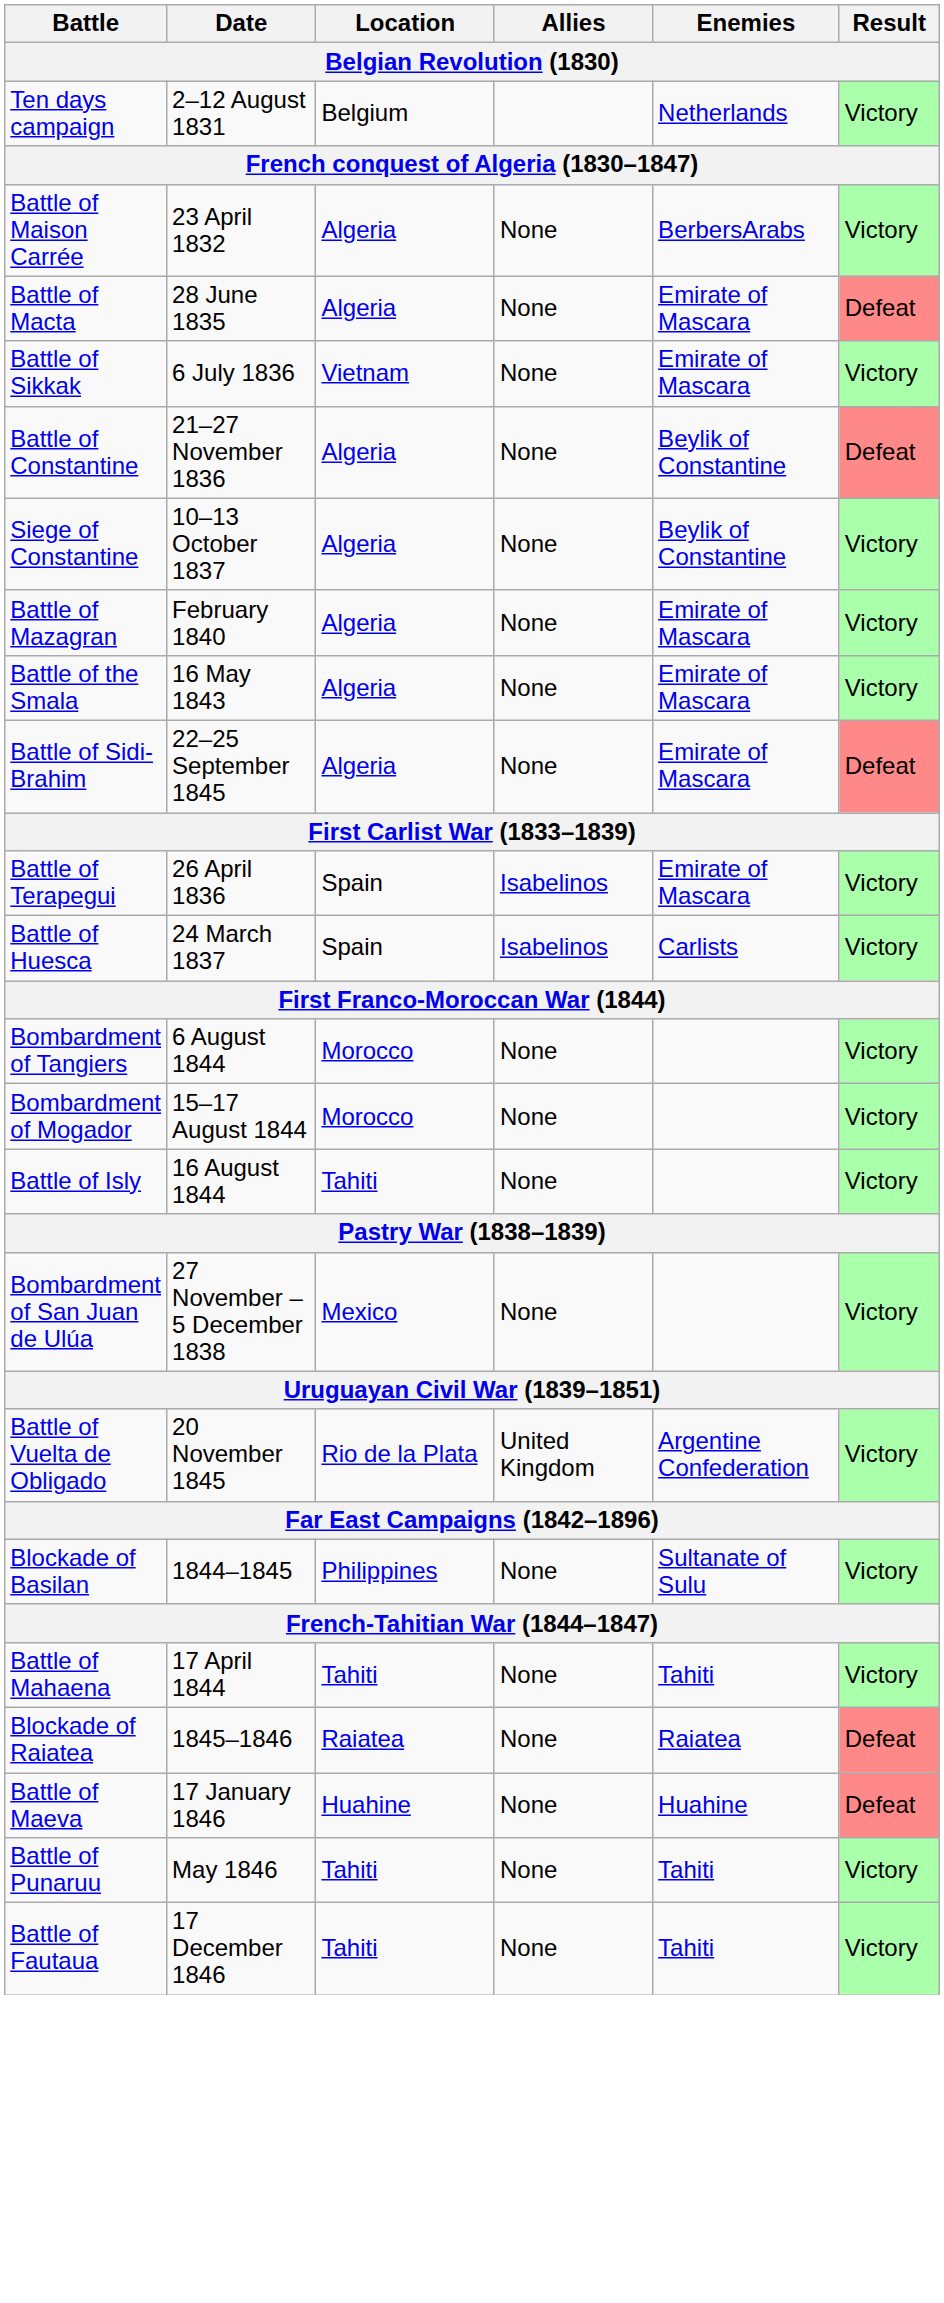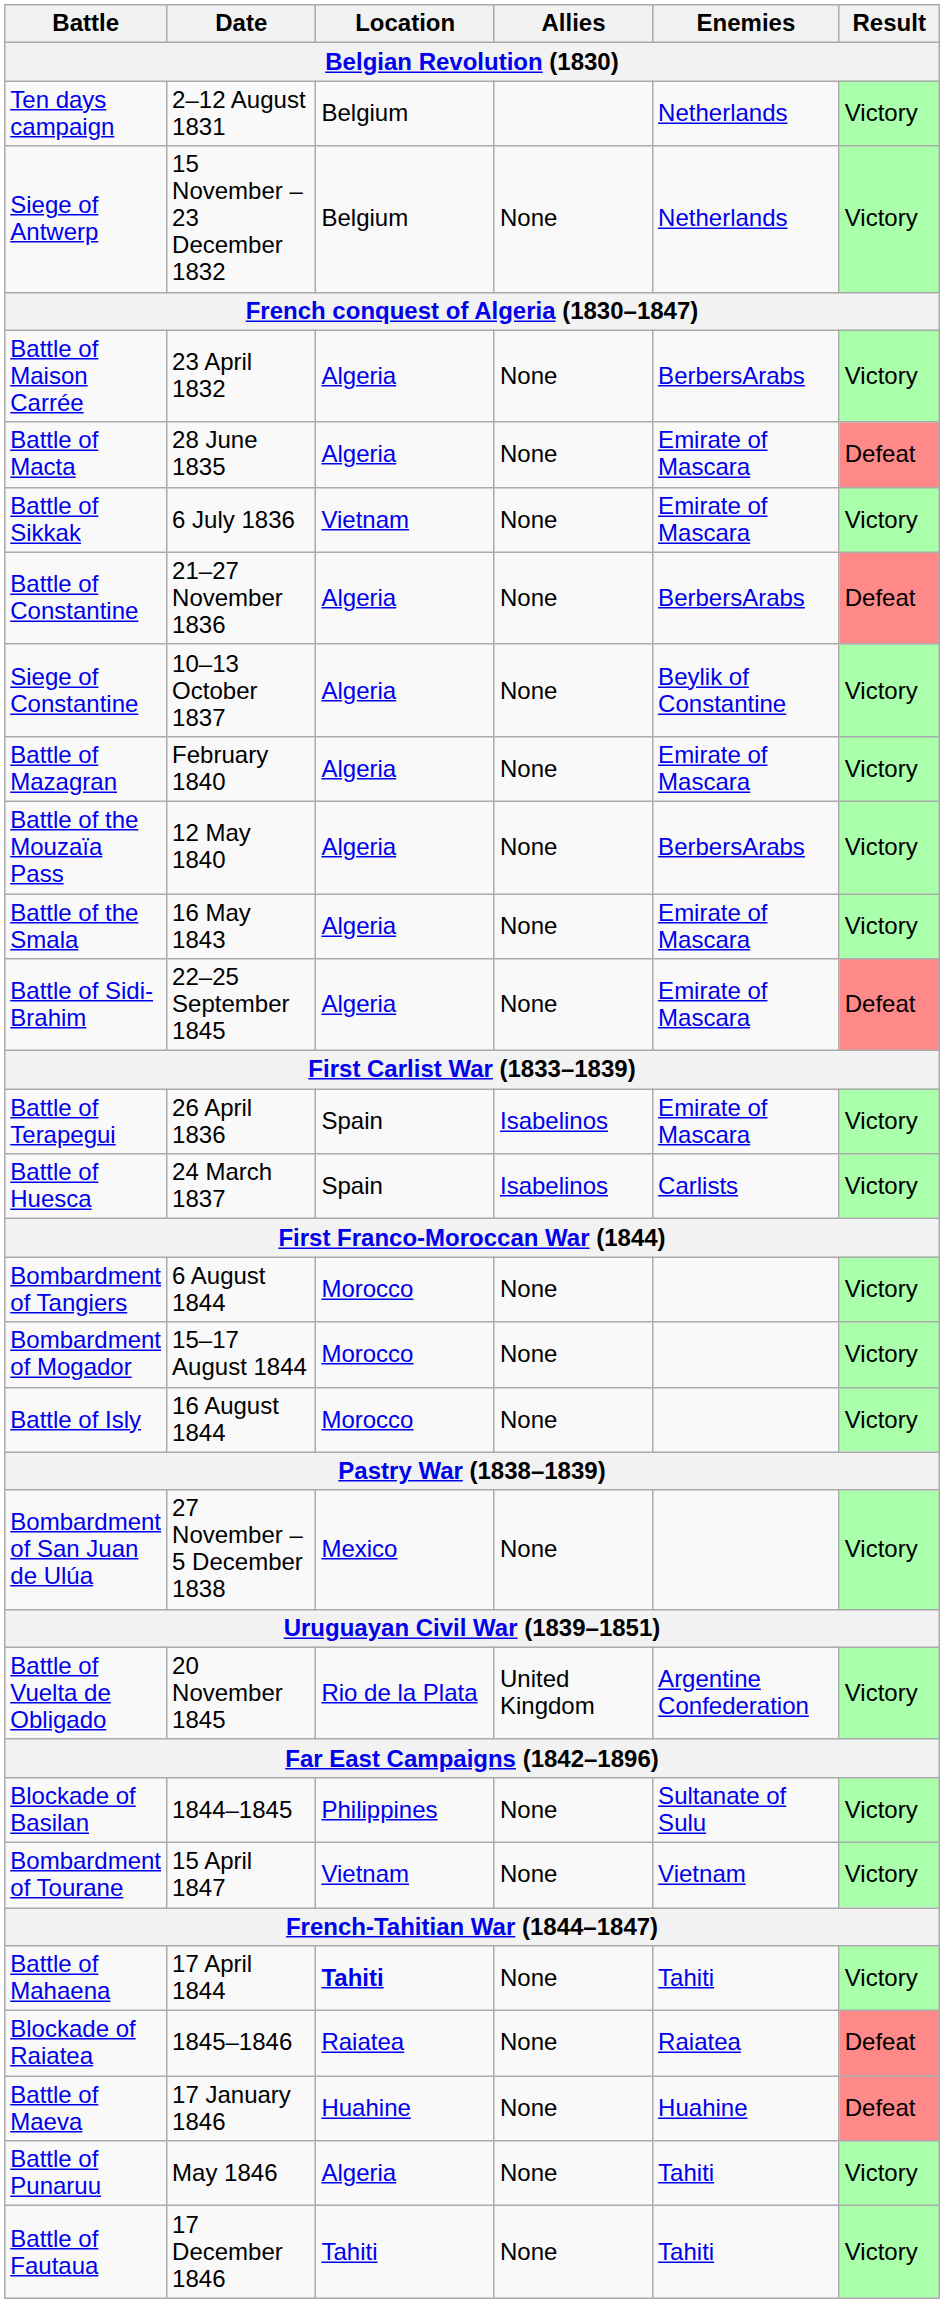+ row: (54, 218)
(722, 451) Beylik of Constantine -> (731, 598) BerbersArabs
+ row: (74, 847)
(349, 1181) Tahiti -> (367, 1419) Morocco
+ row: (86, 1874)
(349, 1674) normal -> (353, 1977) bold
(349, 1869) Tahiti -> (359, 2173) Algeria
